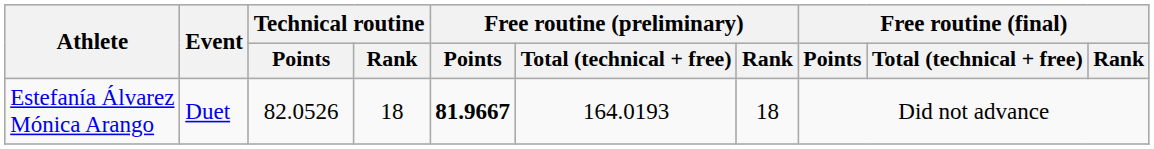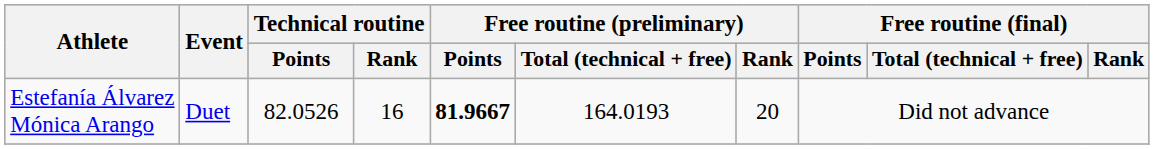(392, 111) 18 -> (392, 111) 16
(767, 111) 18 -> (767, 111) 20
